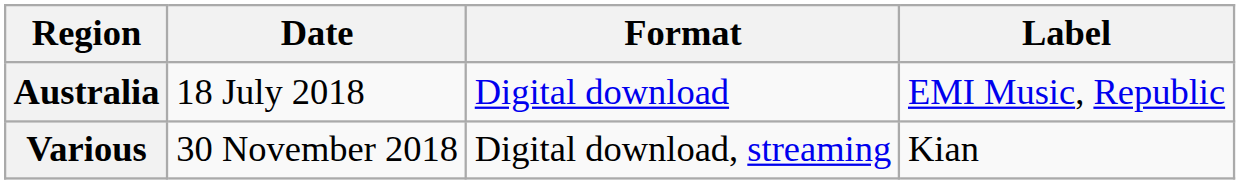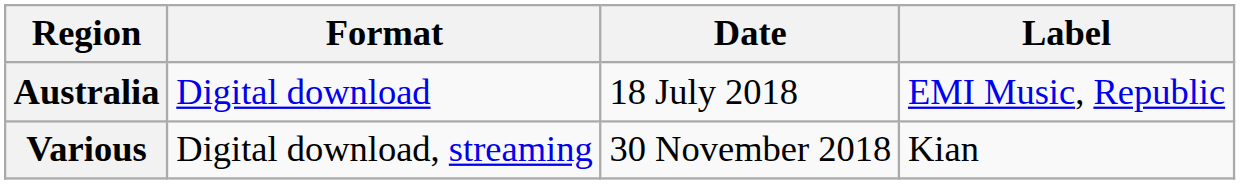columns swapped: (317, 33) <-> (683, 33)
